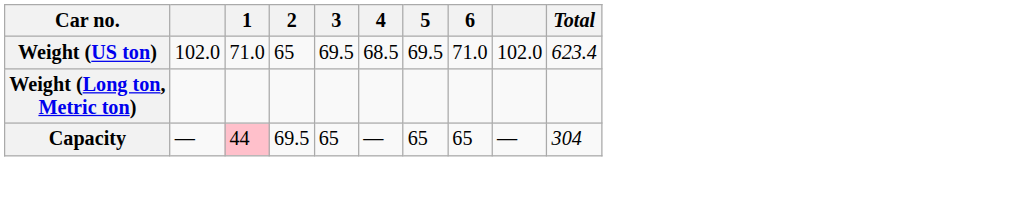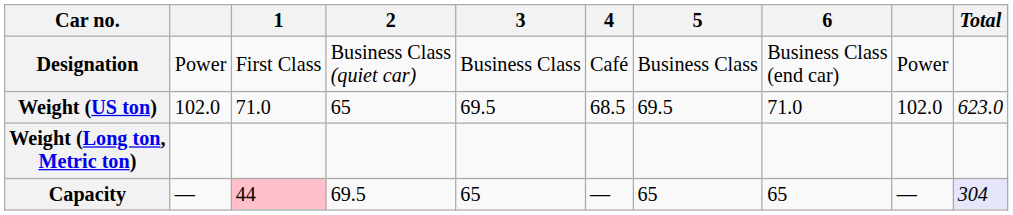+ row: (87, 63)
(574, 52) 623.4 -> (980, 107) 623.0
(567, 139) no background -> (973, 193) lavender background
